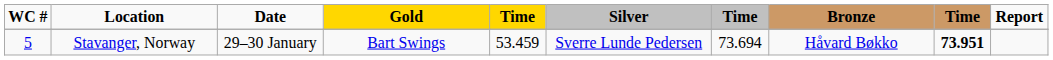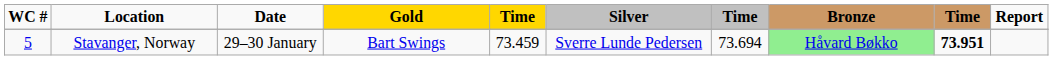(518, 42) 53.459 -> (518, 42) 73.459
(851, 42) no background -> (851, 42) lightgreen background
